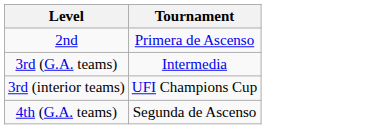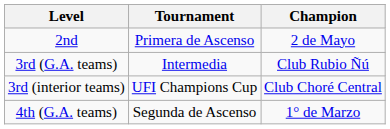+ column: (323, 16)
